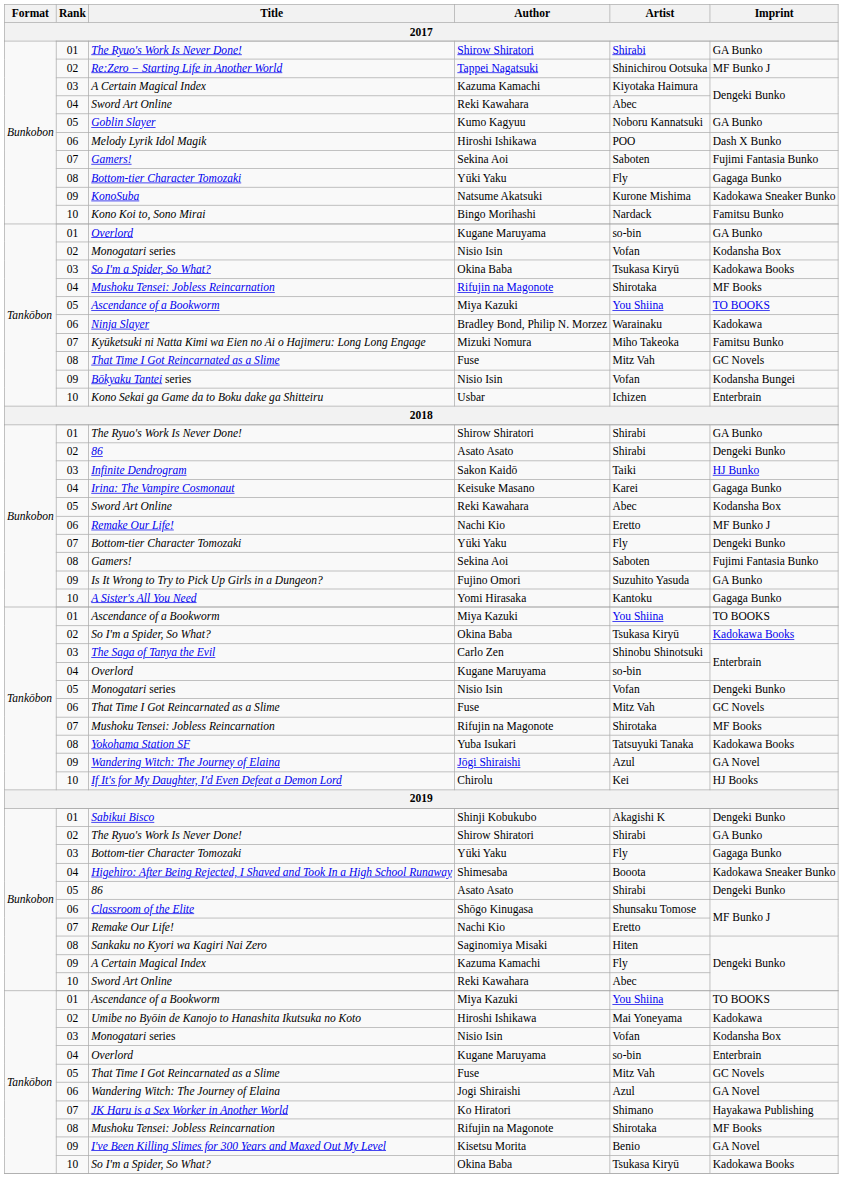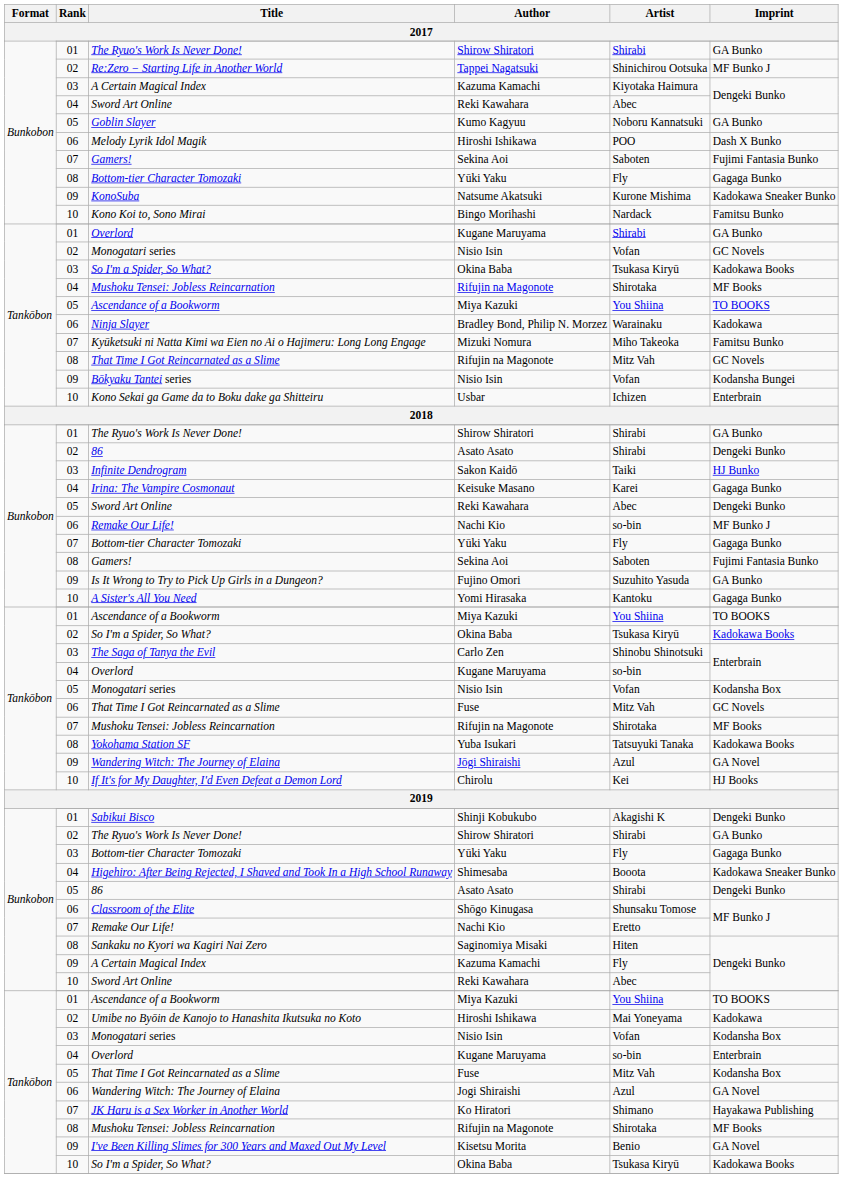(627, 232) so-bin -> (629, 232) Shirabi
(747, 251) Kodansha Box -> (739, 251) GC Novels
(468, 360) Fuse -> (505, 360) Rifujin na Magonote
(747, 506) Kodansha Box -> (749, 506) Dengeki Bunko
(626, 525) Eretto -> (627, 525) so-bin
(749, 543) Dengeki Bunko -> (747, 543) Gagaga Bunko
(749, 689) Dengeki Bunko -> (747, 689) Kodansha Box
(739, 1073) GC Novels -> (747, 1073) Kodansha Box
